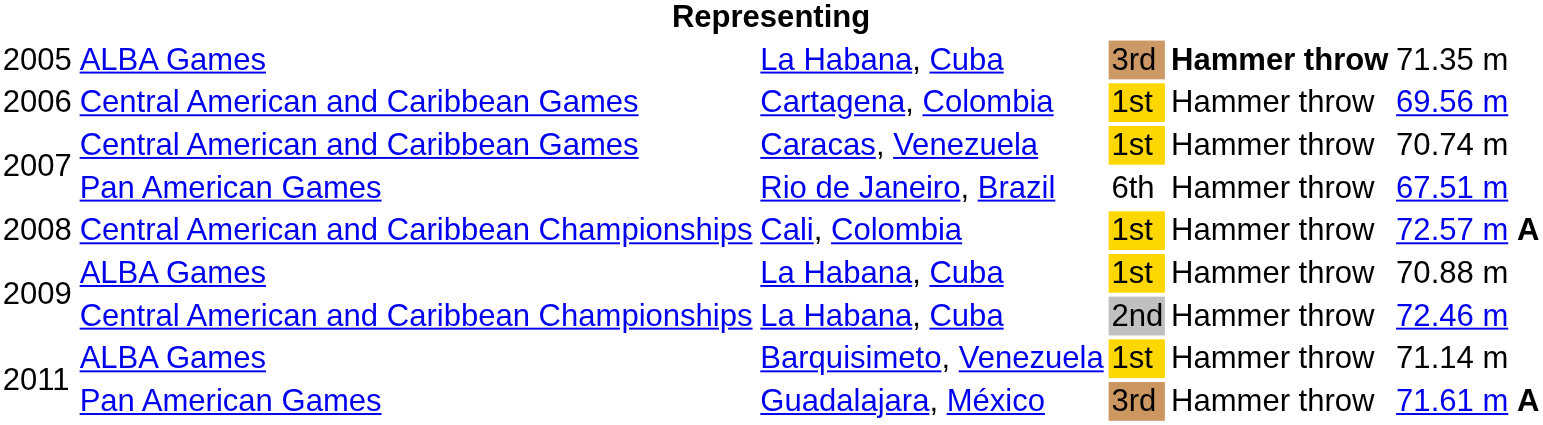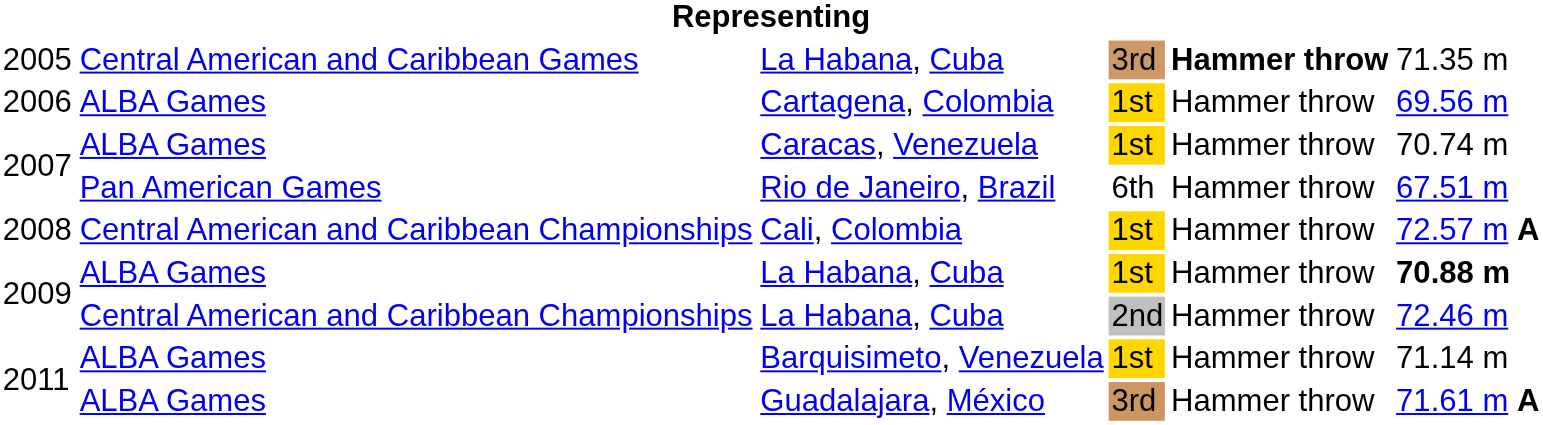(173, 59) ALBA Games -> (359, 59) Central American and Caribbean Games
(359, 102) Central American and Caribbean Games -> (173, 102) ALBA Games
(359, 144) Central American and Caribbean Games -> (173, 144) ALBA Games
(1452, 272) normal -> (1453, 272) bold
(231, 400) Pan American Games -> (173, 400) ALBA Games
